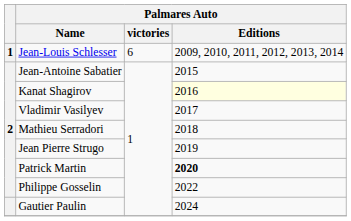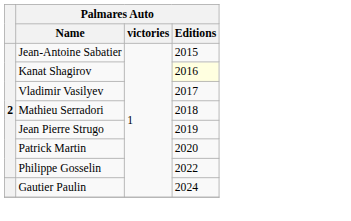- row: (67, 52)
(186, 168) bold -> (186, 149) normal
